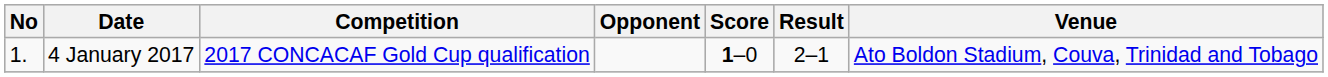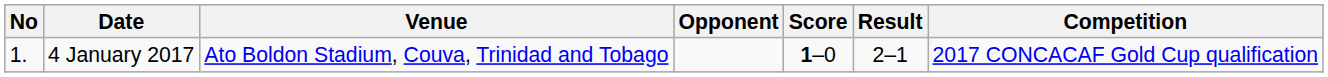columns swapped: (1086, 21) <-> (397, 21)
